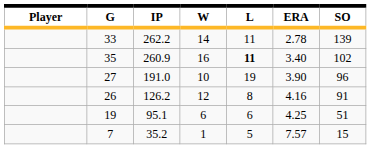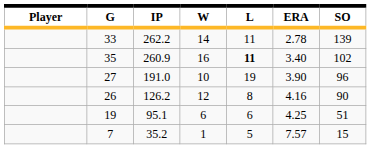(343, 96) 91 -> (343, 96) 90
